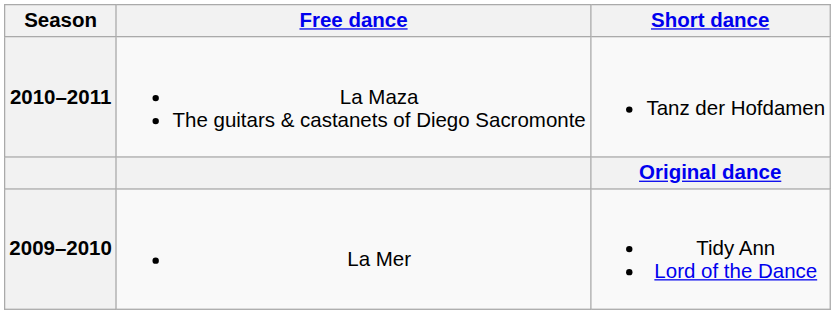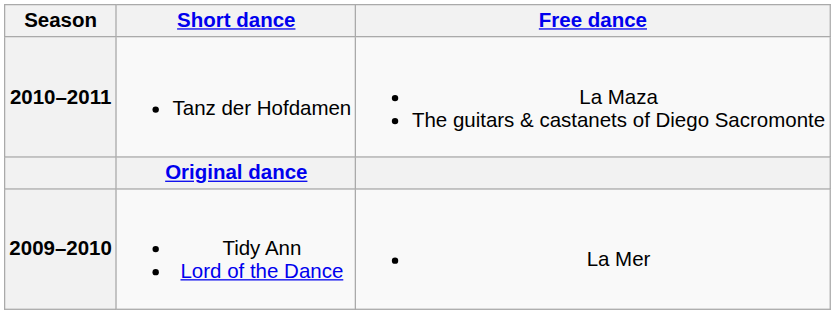columns swapped: (710, 20) <-> (354, 20)
